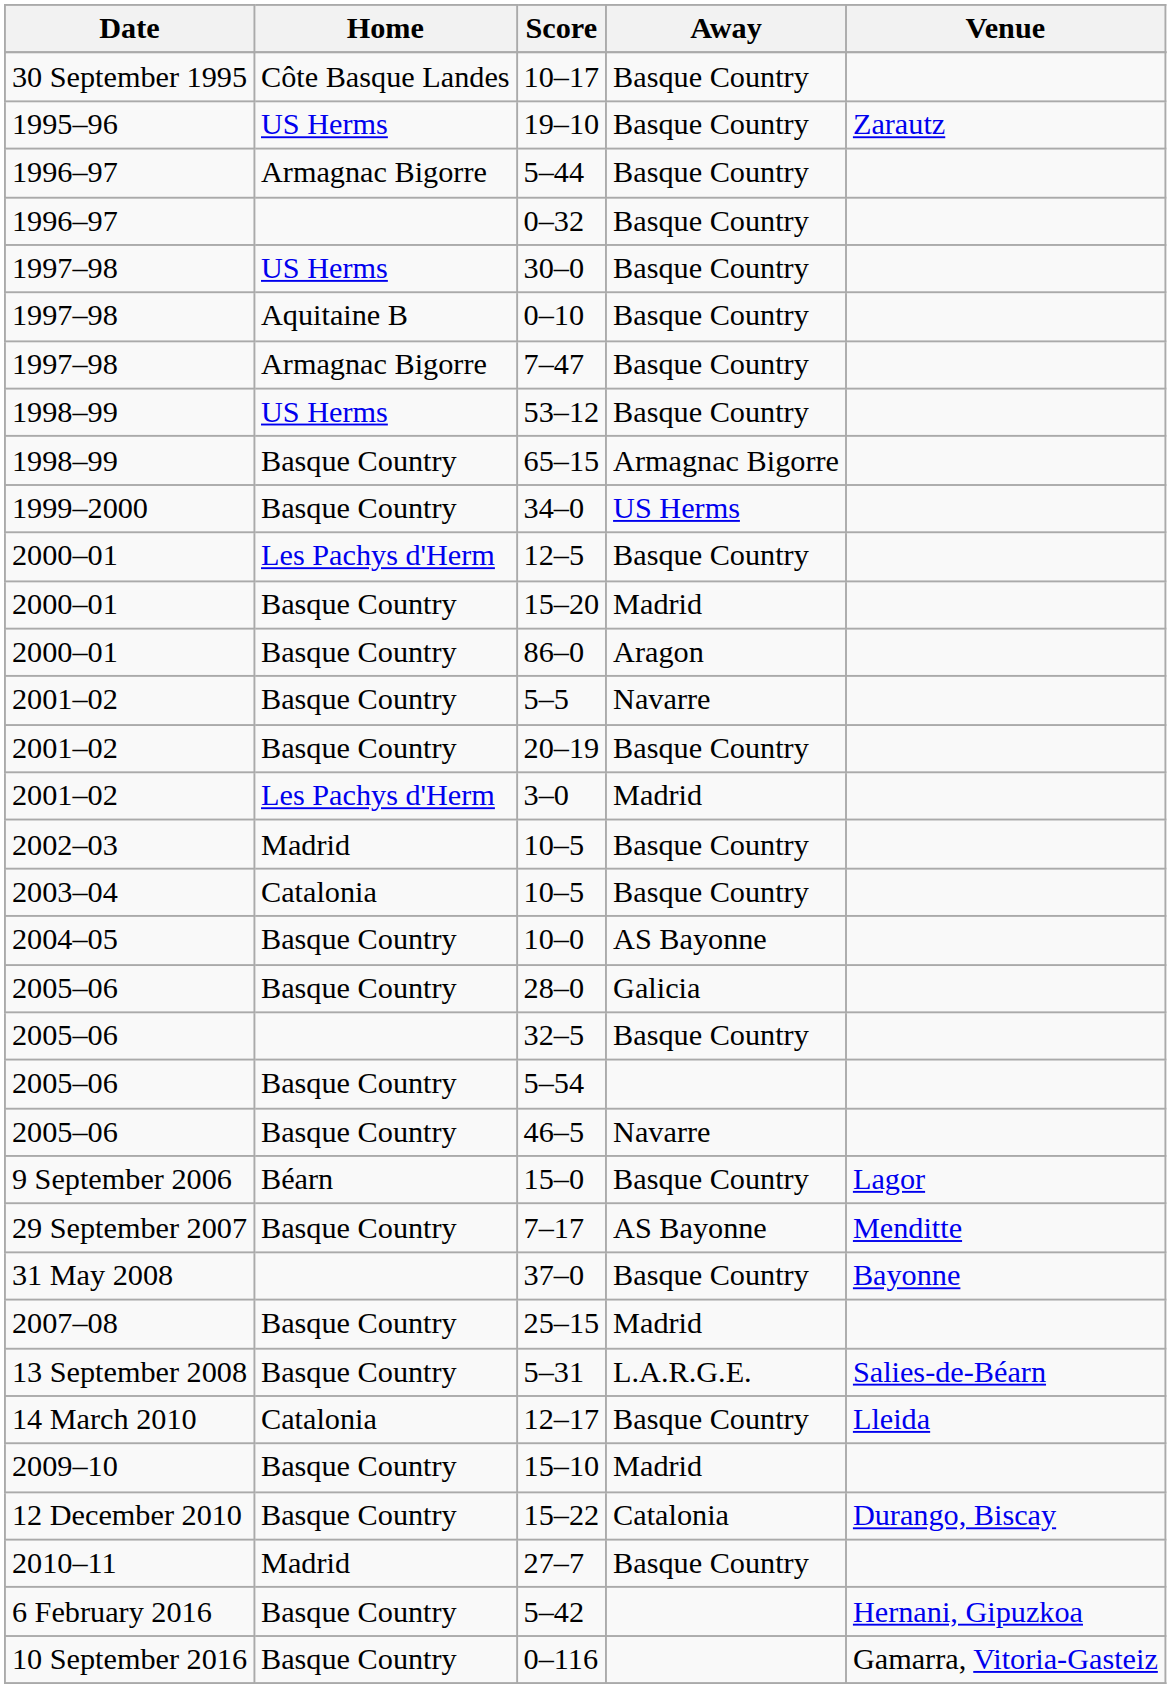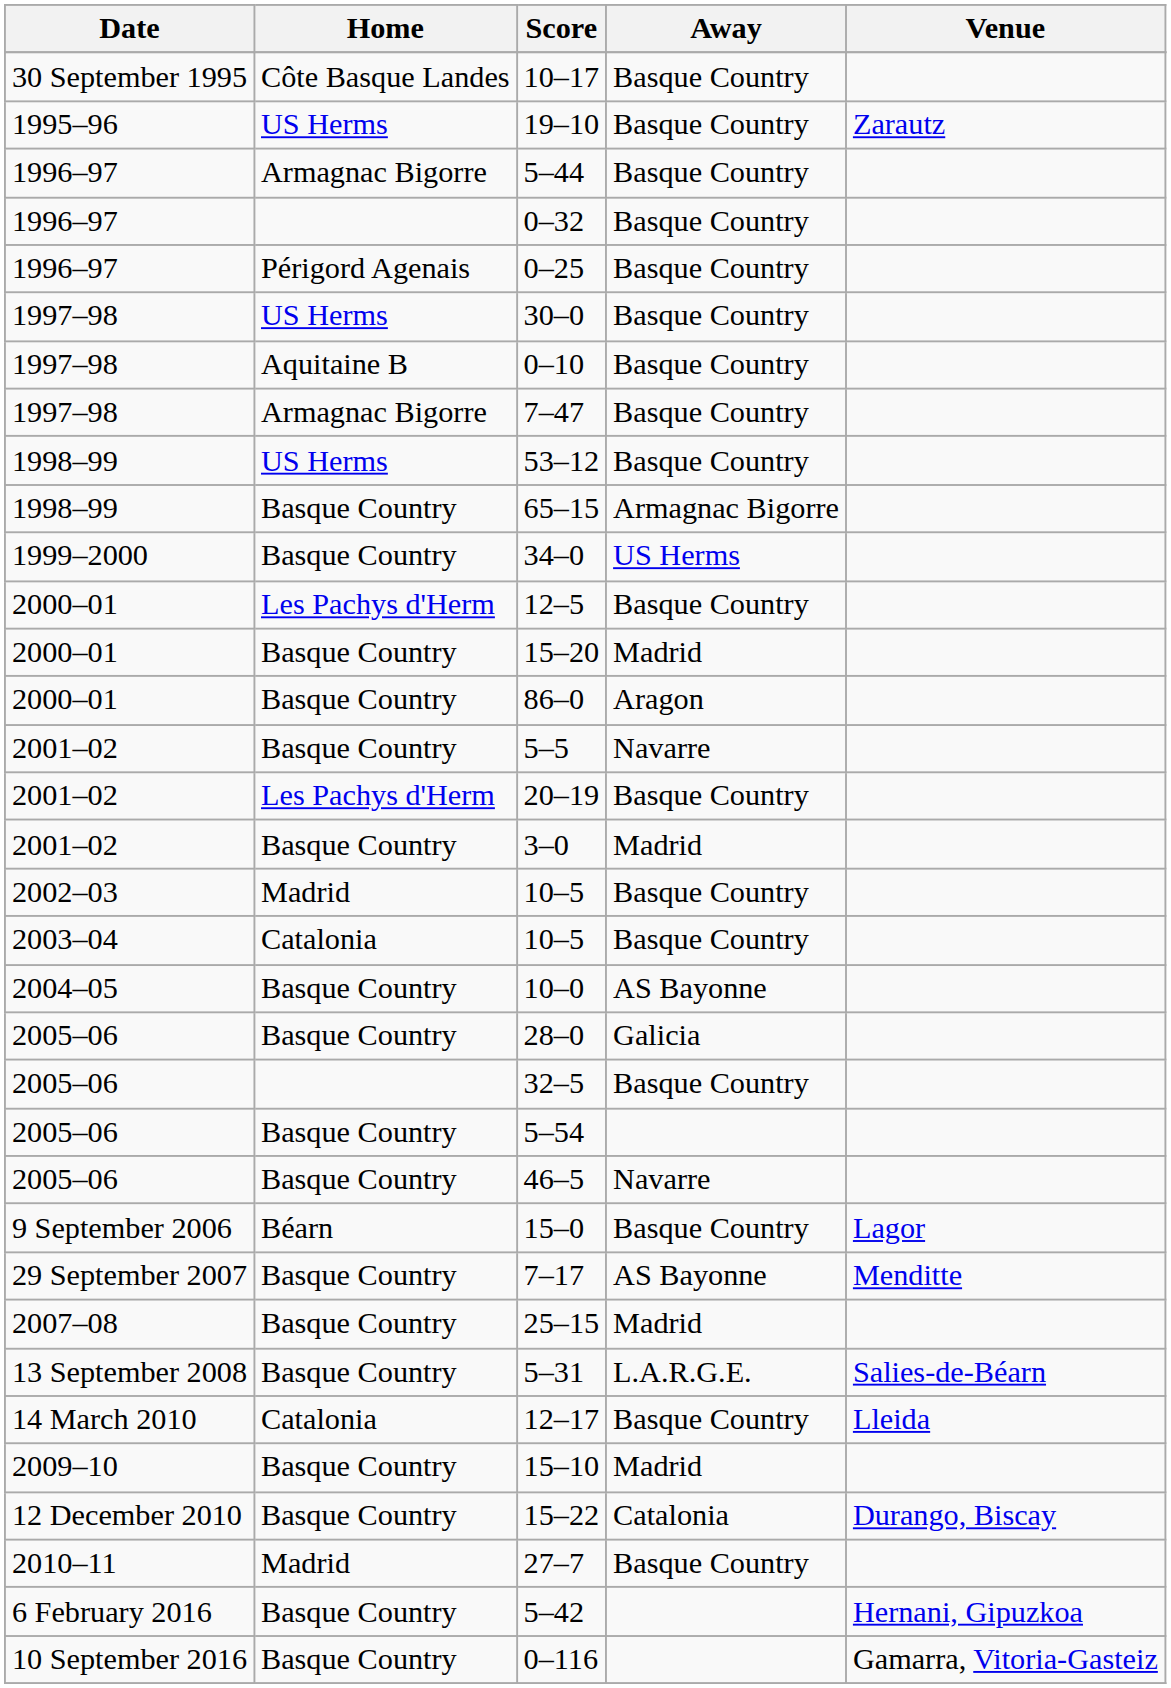+ row: (65, 268)
(359, 747) Basque Country -> (378, 795) Les Pachys d'Herm
(378, 795) Les Pachys d'Herm -> (359, 843) Basque Country
- row: (93, 1275)
